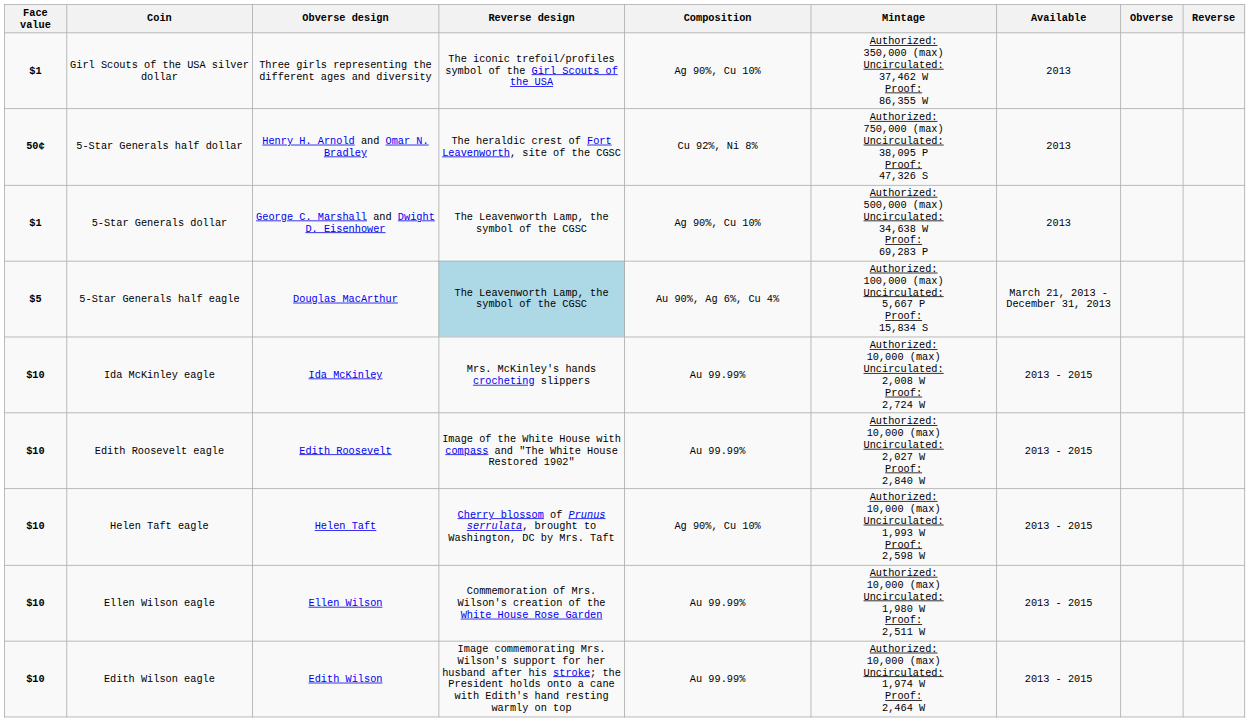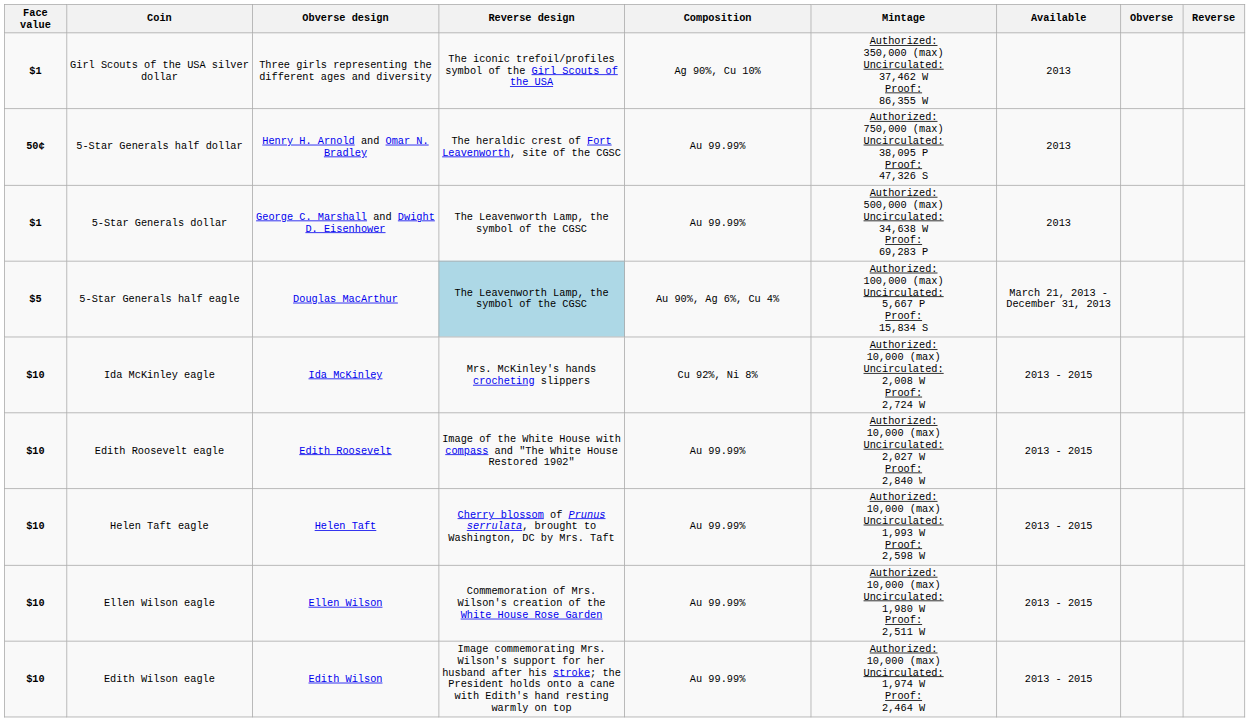(718, 147) Cu 92%, Ni 8% -> (718, 147) Au 99.99%
(718, 223) Ag 90%, Cu 10% -> (718, 223) Au 99.99%
(718, 375) Au 99.99% -> (718, 375) Cu 92%, Ni 8%
(718, 527) Ag 90%, Cu 10% -> (718, 527) Au 99.99%
